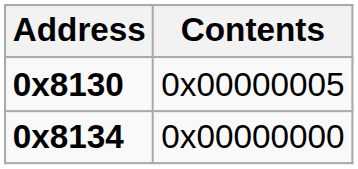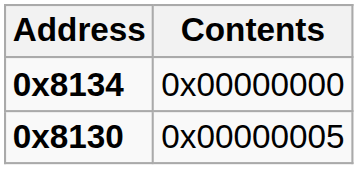rows swapped: (68, 83) <-> (68, 136)
